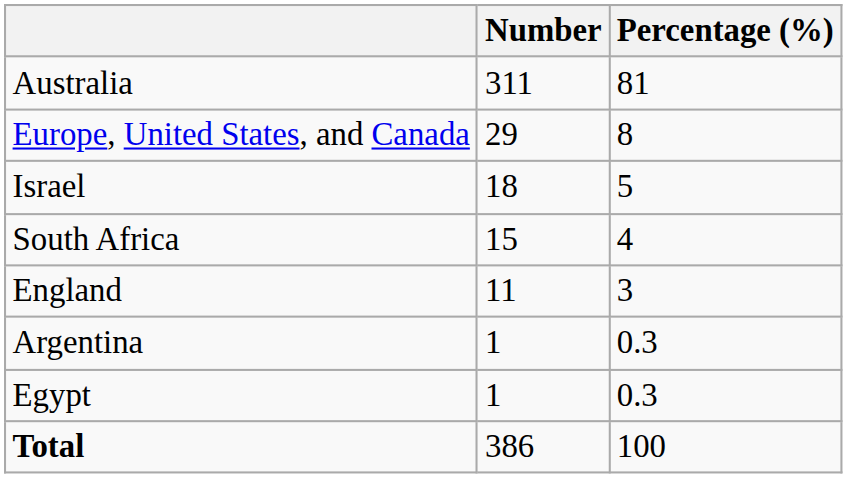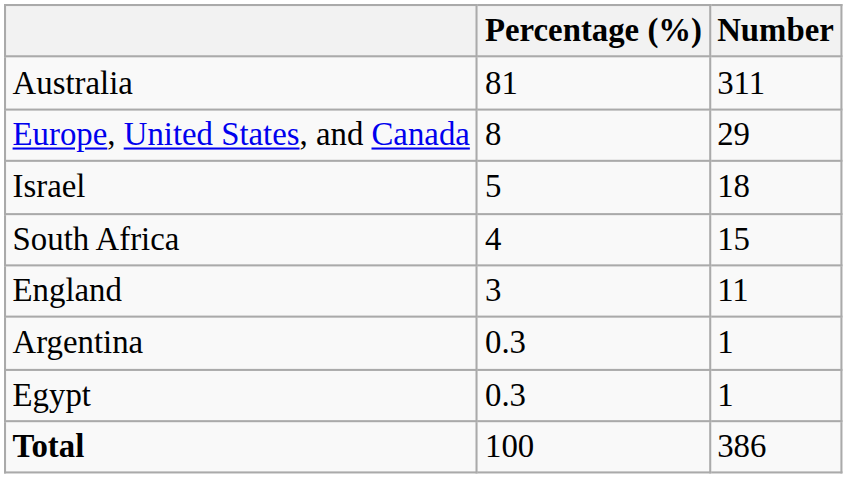columns swapped: (543, 30) <-> (725, 30)
